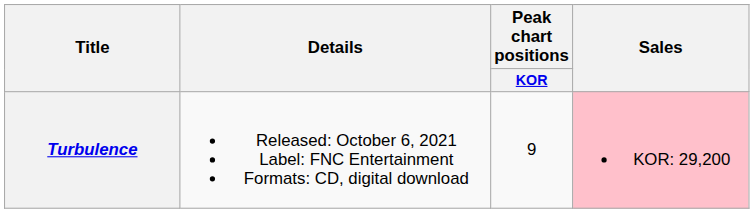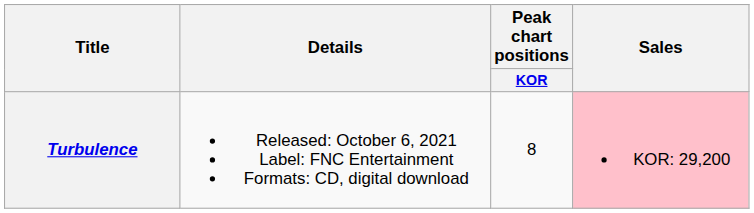(532, 149) 9 -> (532, 149) 8
